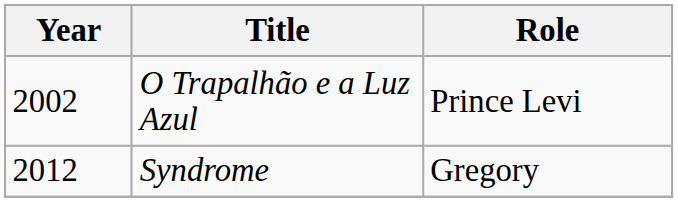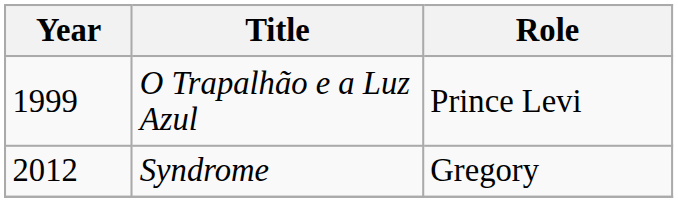(45, 100) 2002 -> (45, 100) 1999
